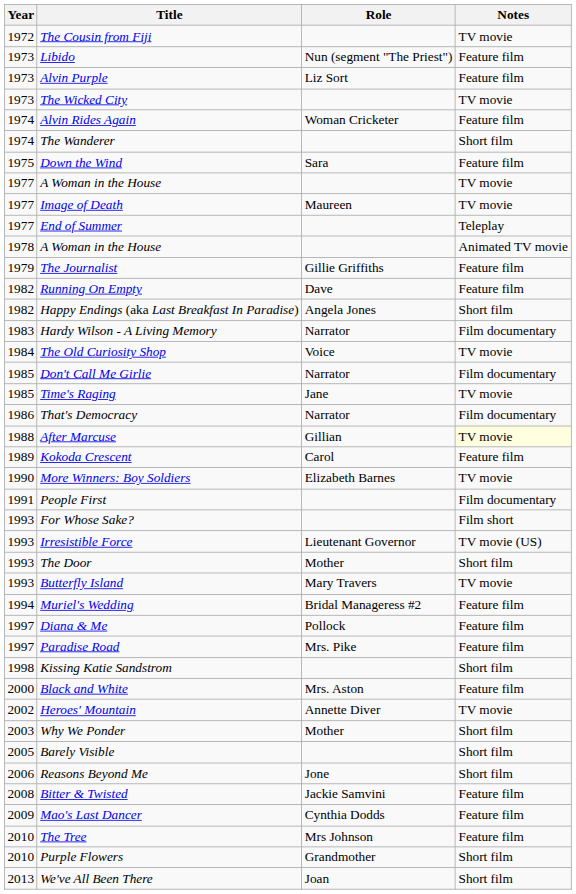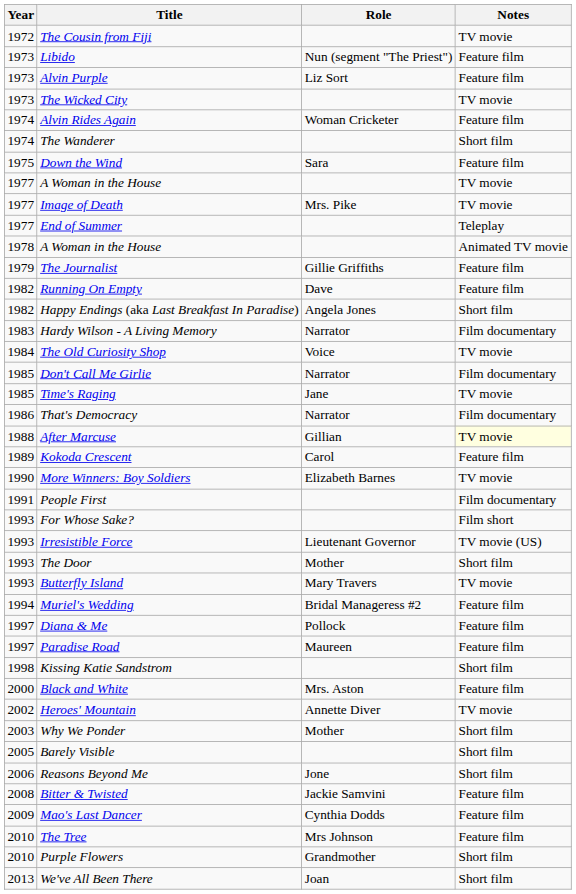(328, 204) Maureen -> (331, 204) Mrs. Pike
(331, 646) Mrs. Pike -> (328, 646) Maureen
